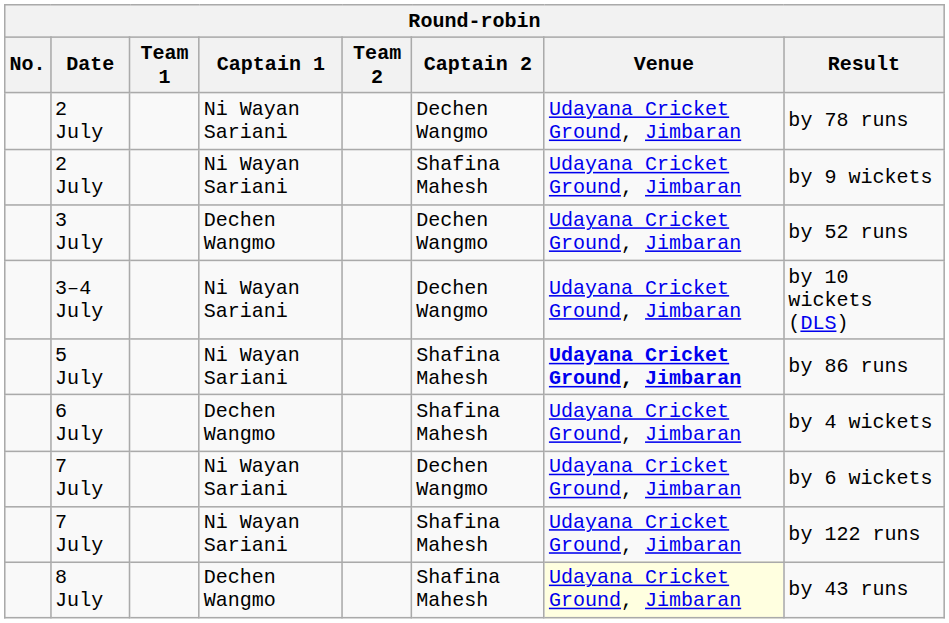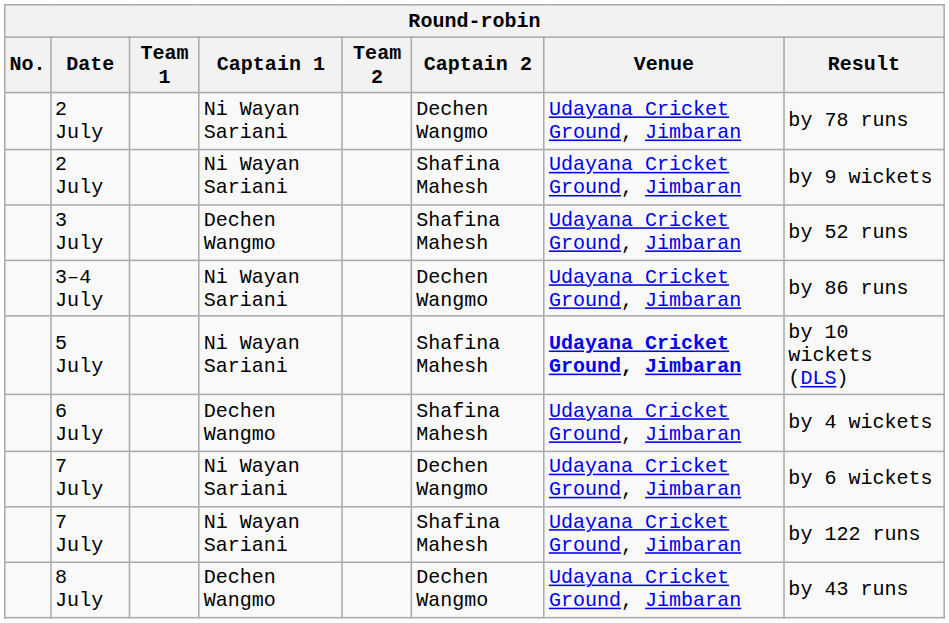(452, 232) Dechen Wangmo -> (458, 232) Shafina Mahesh
(830, 300) by 10 wickets (DLS) -> (848, 288) by 86 runs
(848, 367) by 86 runs -> (830, 355) by 10 wickets (DLS)
(458, 590) Shafina Mahesh -> (452, 590) Dechen Wangmo
(645, 590) lightyellow background -> (645, 590) no background
